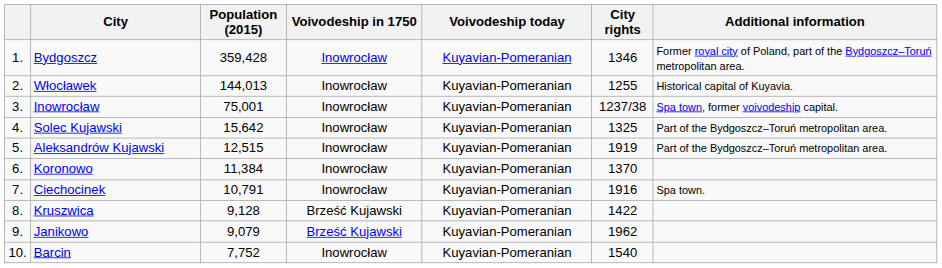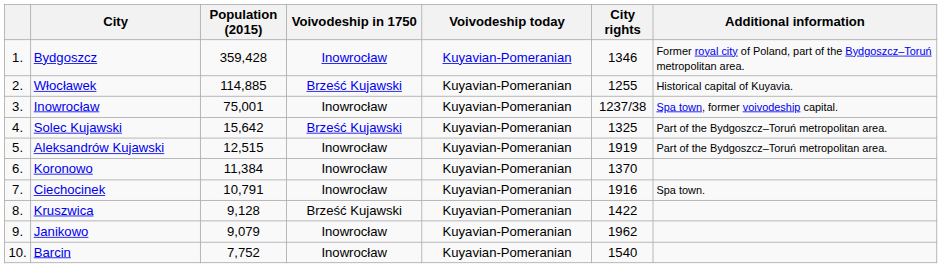(243, 86) 144,013 -> (243, 86) 114,885
(354, 86) Inowrocław -> (354, 86) Brześć Kujawski
(354, 127) Inowrocław -> (354, 127) Brześć Kujawski
(354, 231) Brześć Kujawski -> (354, 231) Inowrocław
